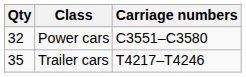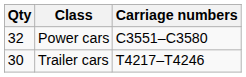(16, 60) 35 -> (16, 60) 30
